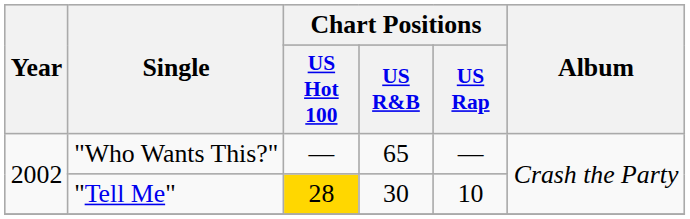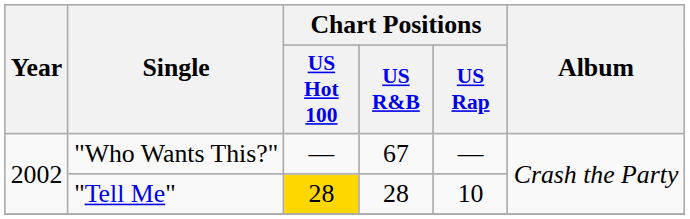(396, 153) 65 -> (396, 153) 67
(396, 194) 30 -> (396, 194) 28
